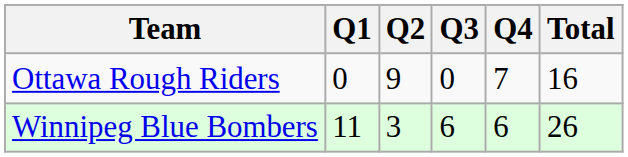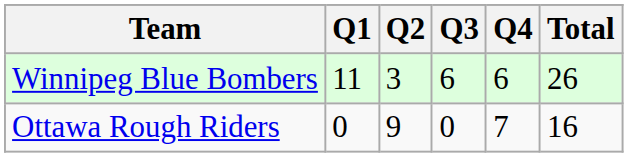rows swapped: (146, 77) <-> (165, 126)
